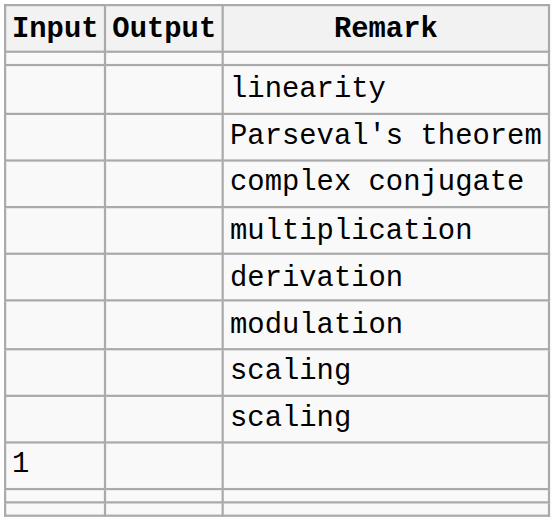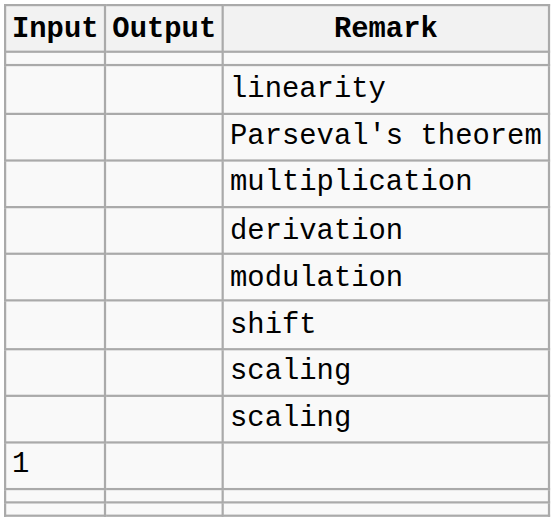- row: (55, 183)
+ row: (55, 325)
